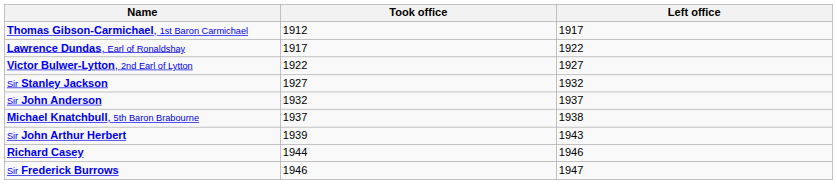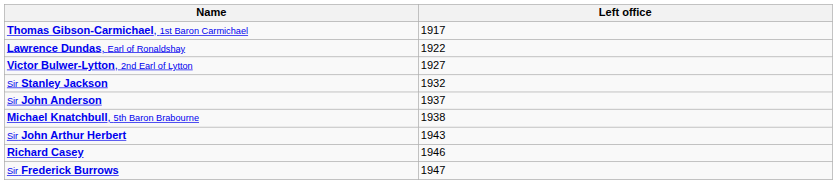- column: (418, 13)
